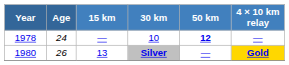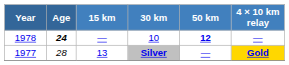(61, 38) normal -> (61, 38) bold
(25, 53) 1980 -> (25, 53) 1977
(61, 53) 26 -> (61, 53) 28
